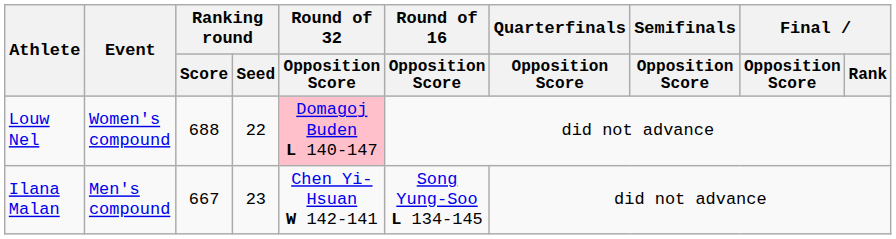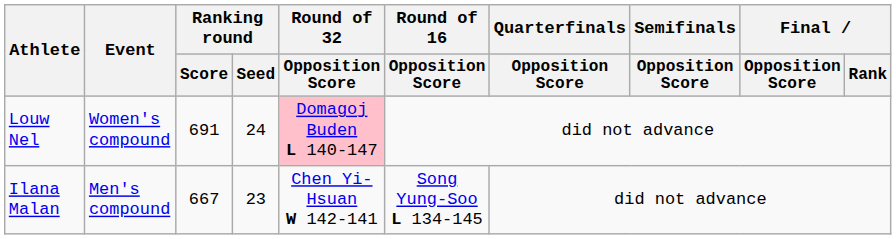(204, 130) 688 -> (204, 130) 691
(256, 130) 22 -> (256, 130) 24
